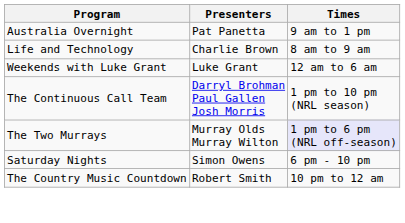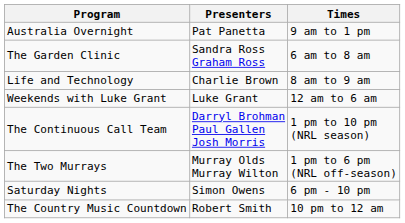+ row: (64, 56)
(344, 135) lavender background -> (344, 166) no background
